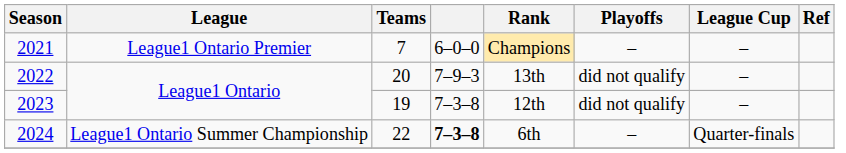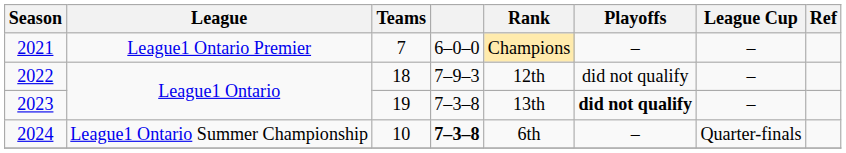(401, 76) 20 -> (401, 76) 18
(529, 76) 13th -> (529, 76) 12th
(529, 104) 12th -> (529, 104) 13th
(632, 104) normal -> (635, 104) bold
(401, 133) 22 -> (401, 133) 10
